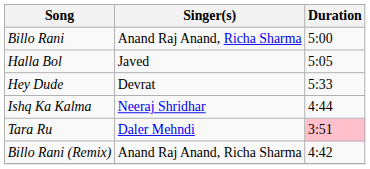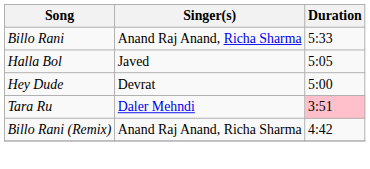(320, 38) 5:00 -> (320, 38) 5:33
(320, 84) 5:33 -> (320, 84) 5:00
- row: (50, 107)
